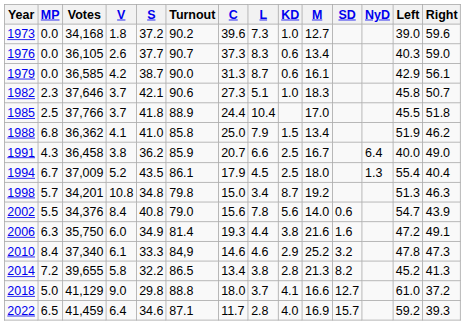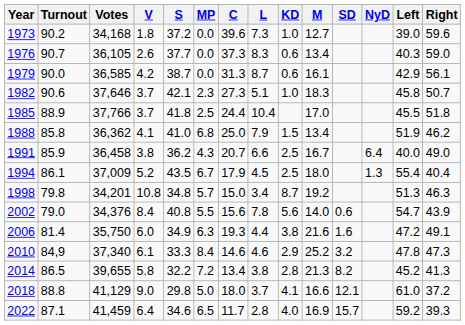columns swapped: (192, 14) <-> (50, 14)
(347, 291) 12.7 -> (347, 291) 12.1
